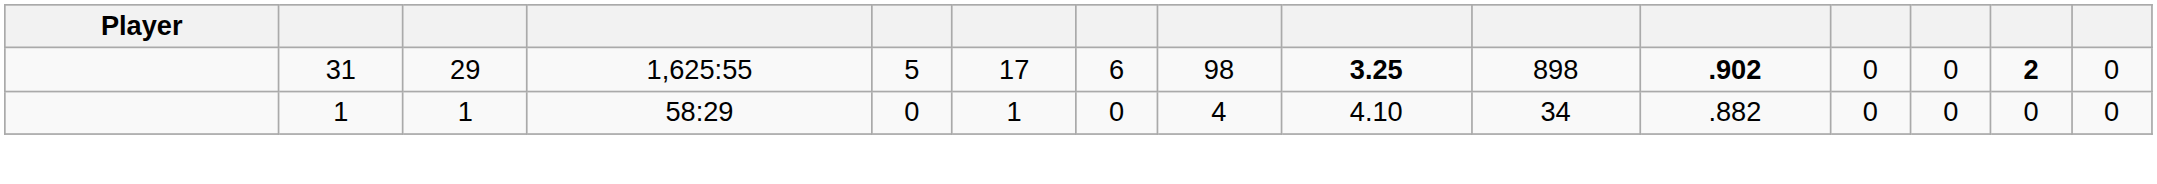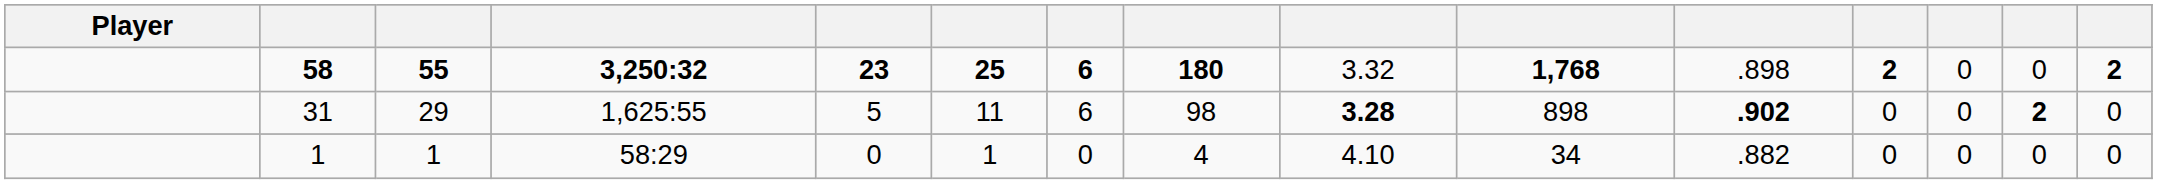+ row: (318, 69)
(1014, 69) 17 -> (990, 112) 11
(1376, 69) 3.25 -> (1368, 112) 3.28
